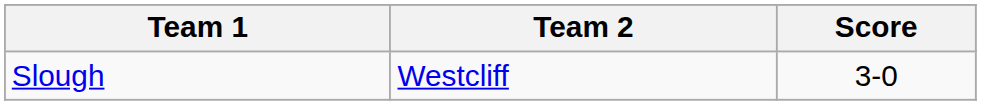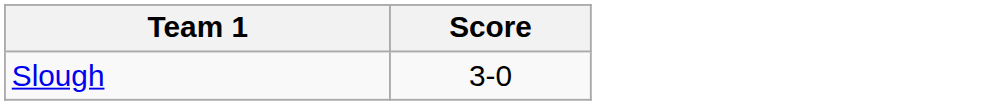- column: (583, 28)
